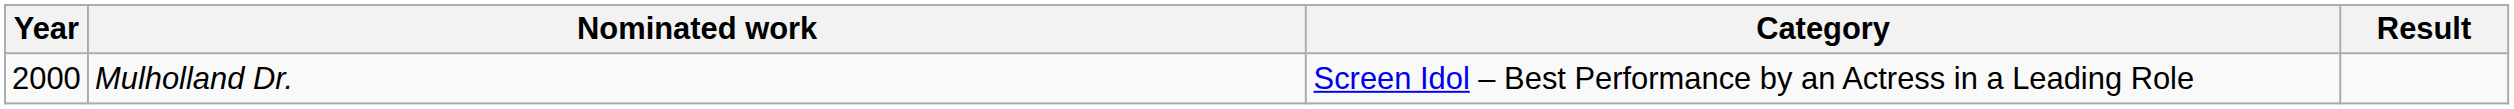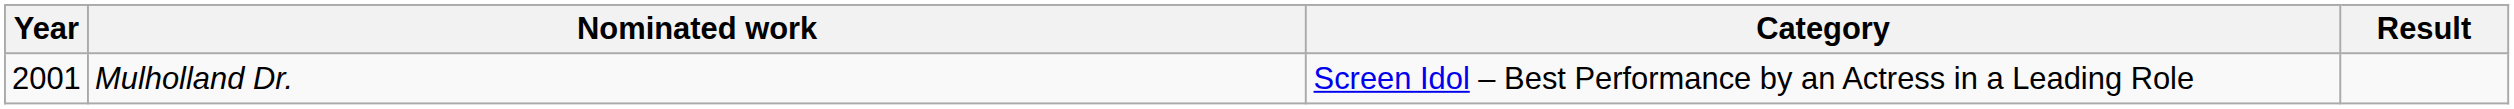(46, 77) 2000 -> (46, 77) 2001
